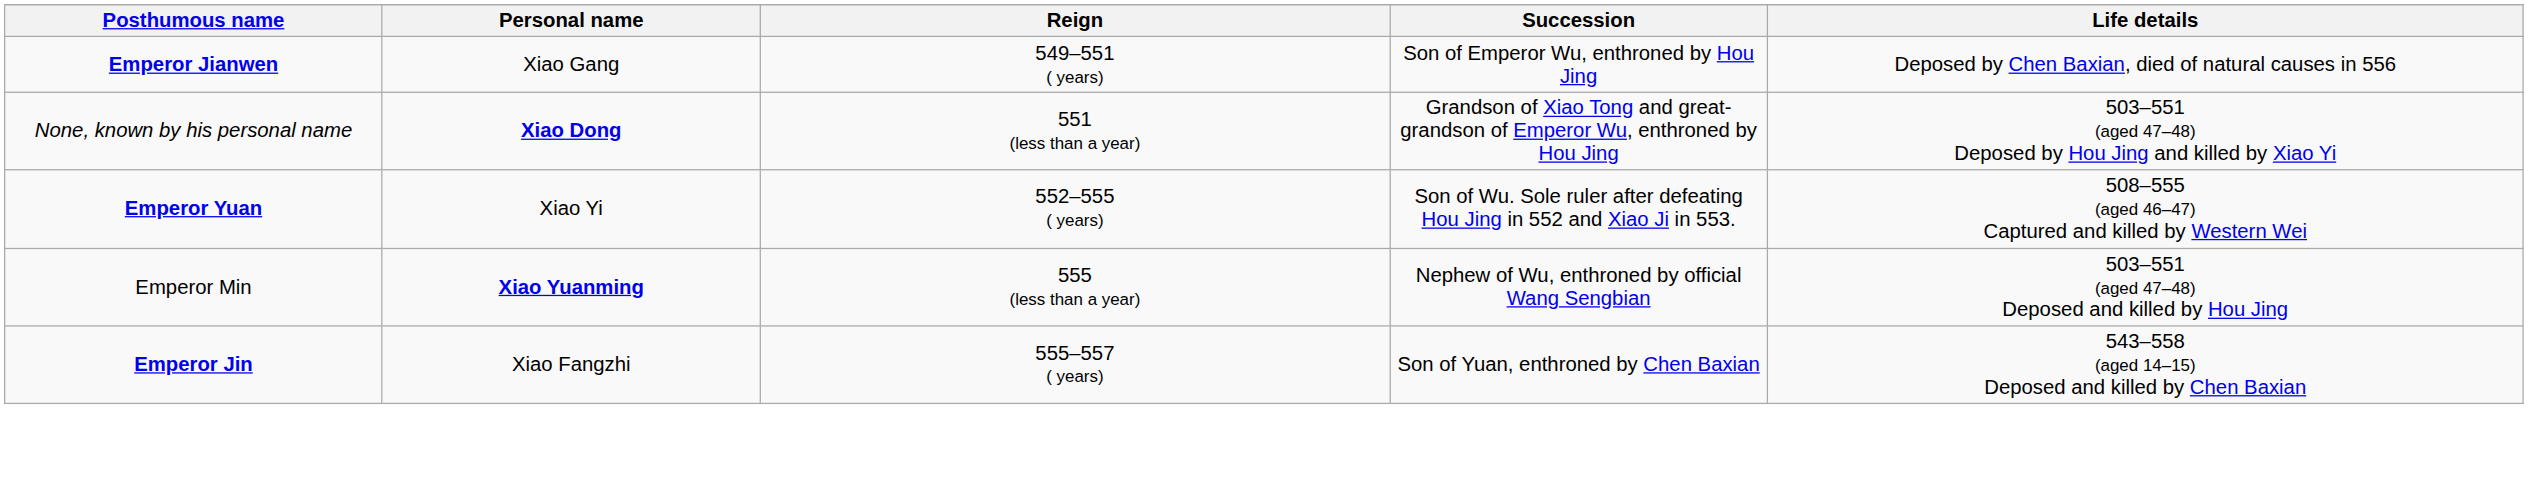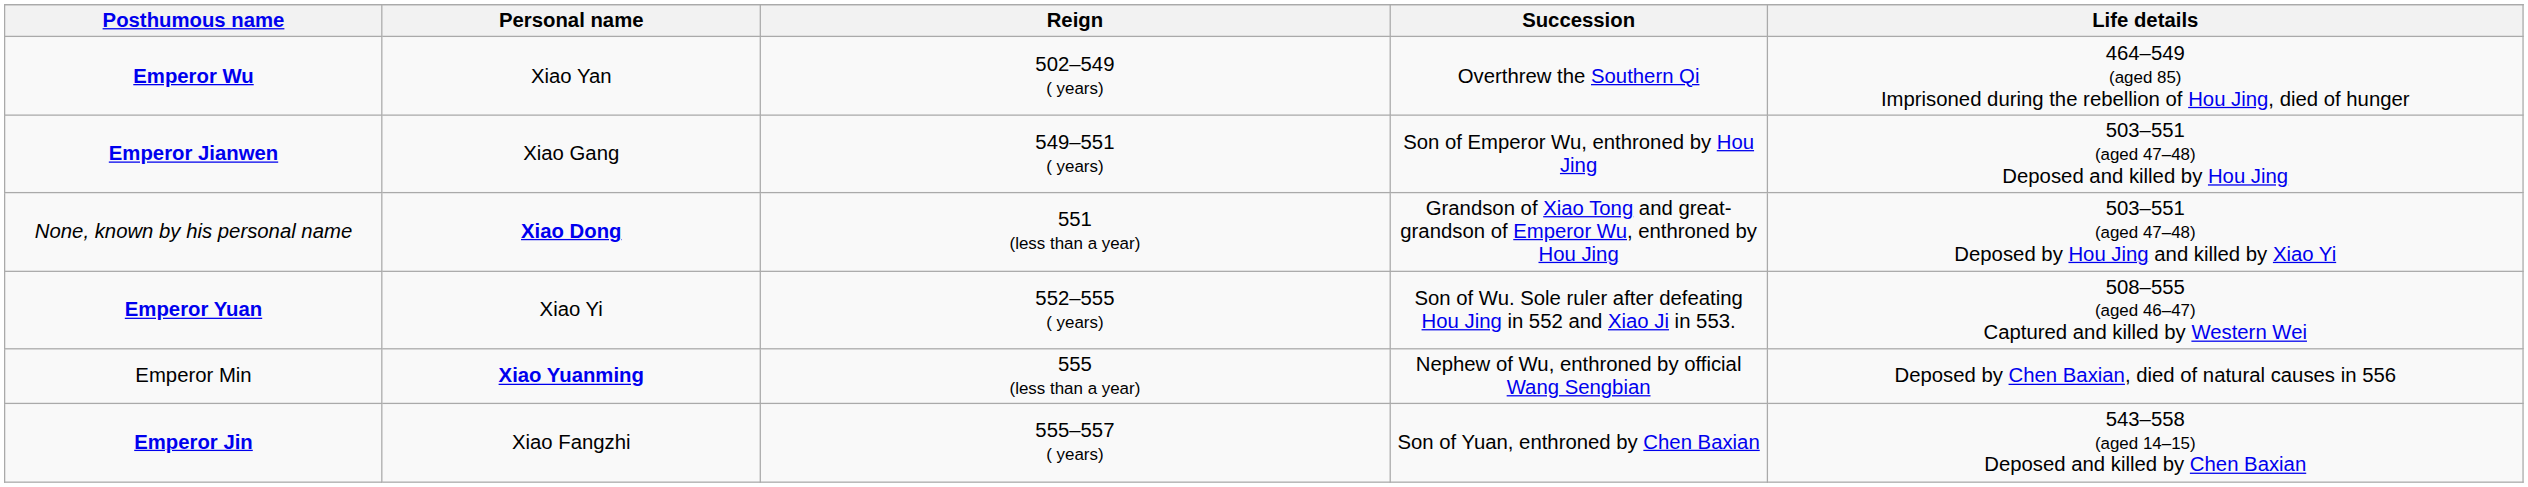+ row: (193, 75)
(2145, 64) Deposed by Chen Baxian, died of natural causes in 556 -> (2145, 153) 503–551 (aged 47–48) Deposed and killed by Hou Jing
(2145, 286) 503–551 (aged 47–48) Deposed and killed by Hou Jing -> (2145, 376) Deposed by Chen Baxian, died of natural causes in 556
